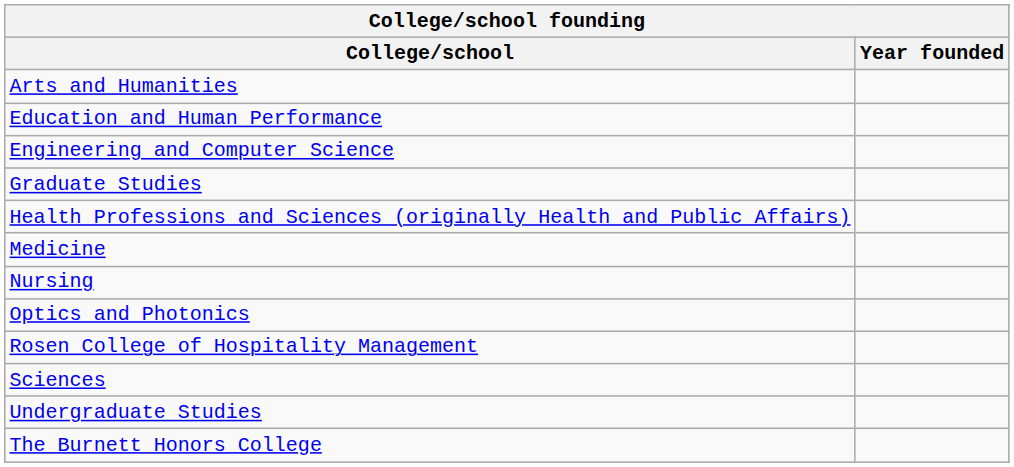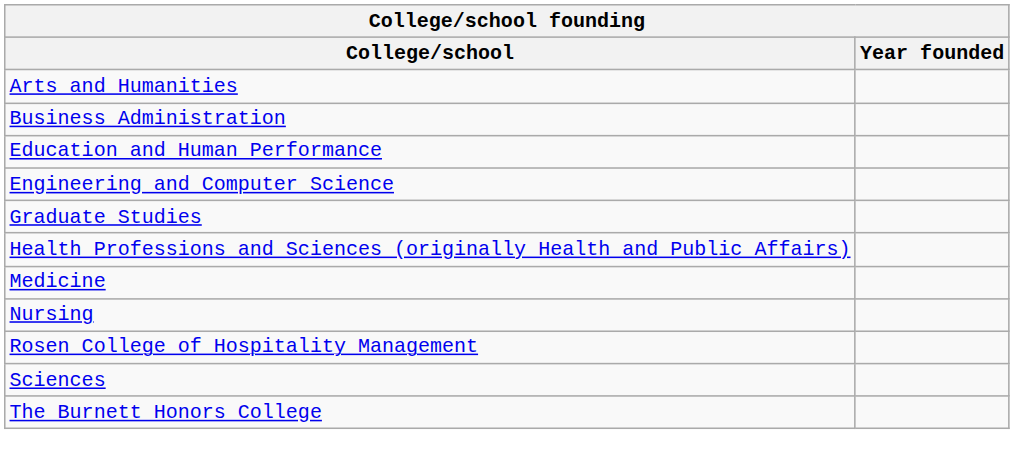+ row: (148, 119)
- row: (130, 315)
- row: (136, 413)
